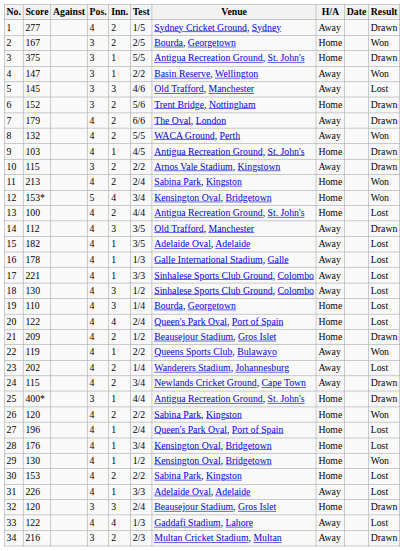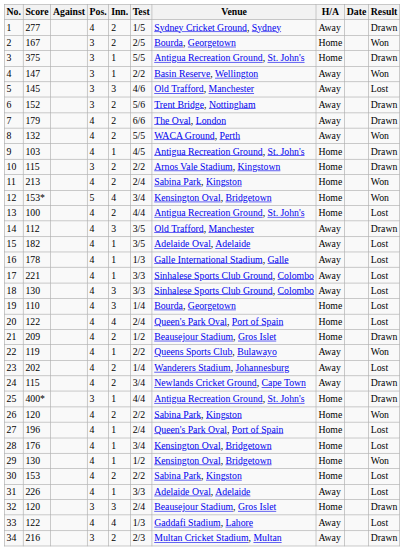(330, 105) Home -> (330, 105) Away
(330, 167) Away -> (330, 167) Home
(139, 290) 1/2 -> (139, 290) 3/3
